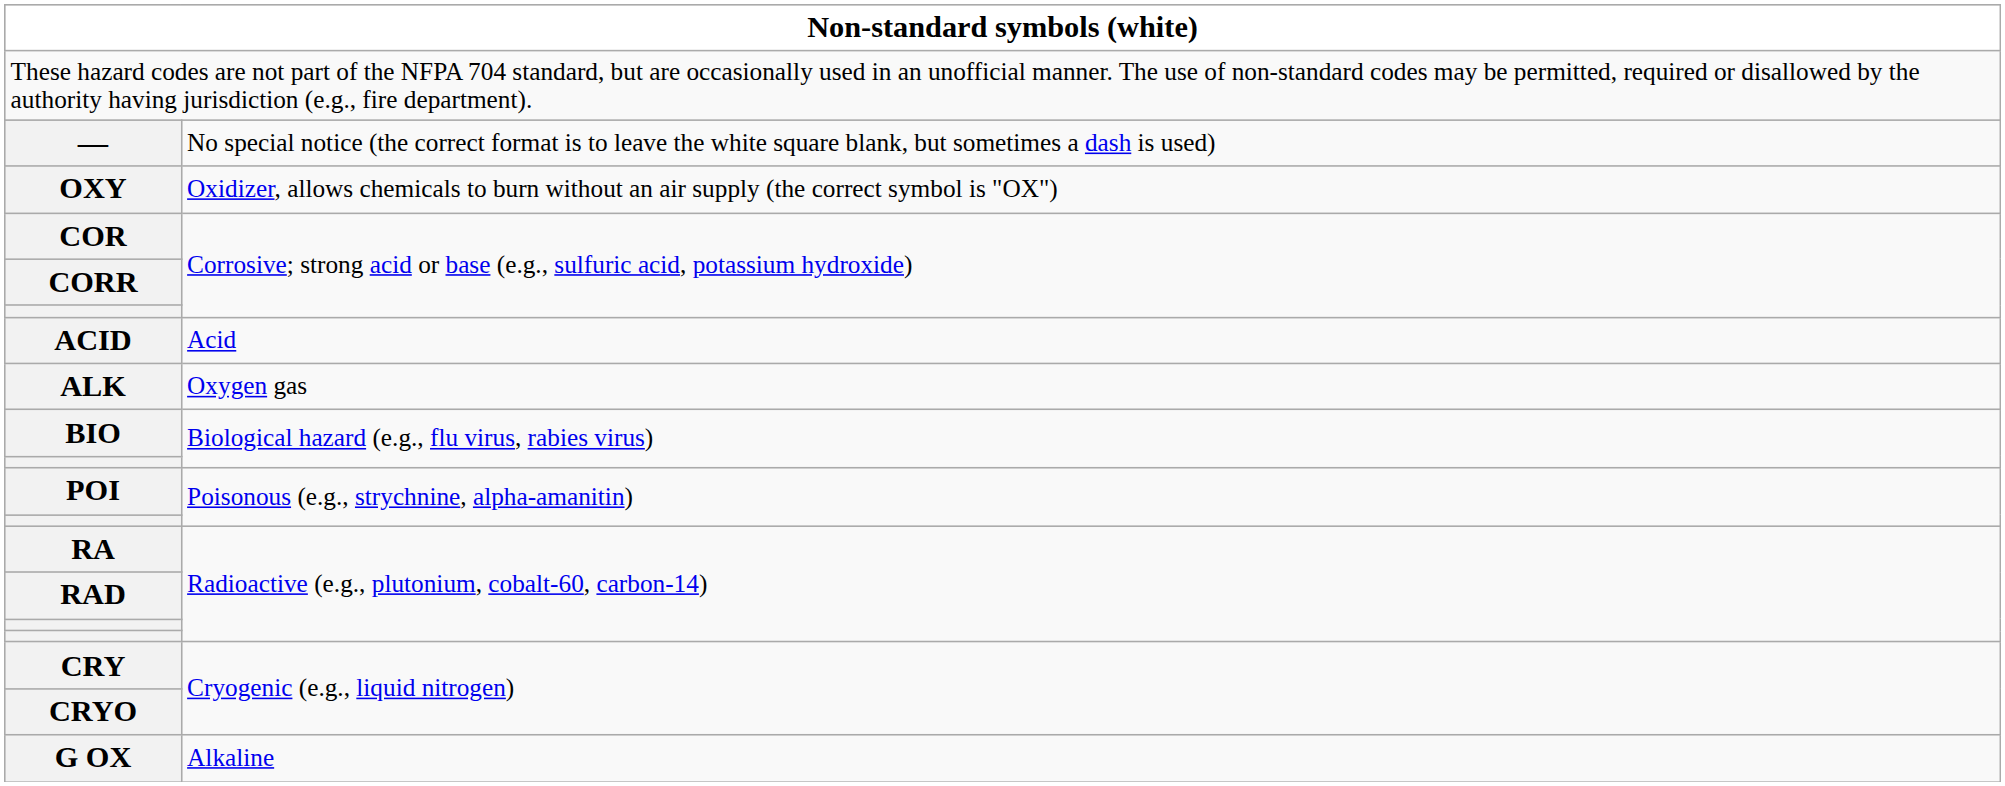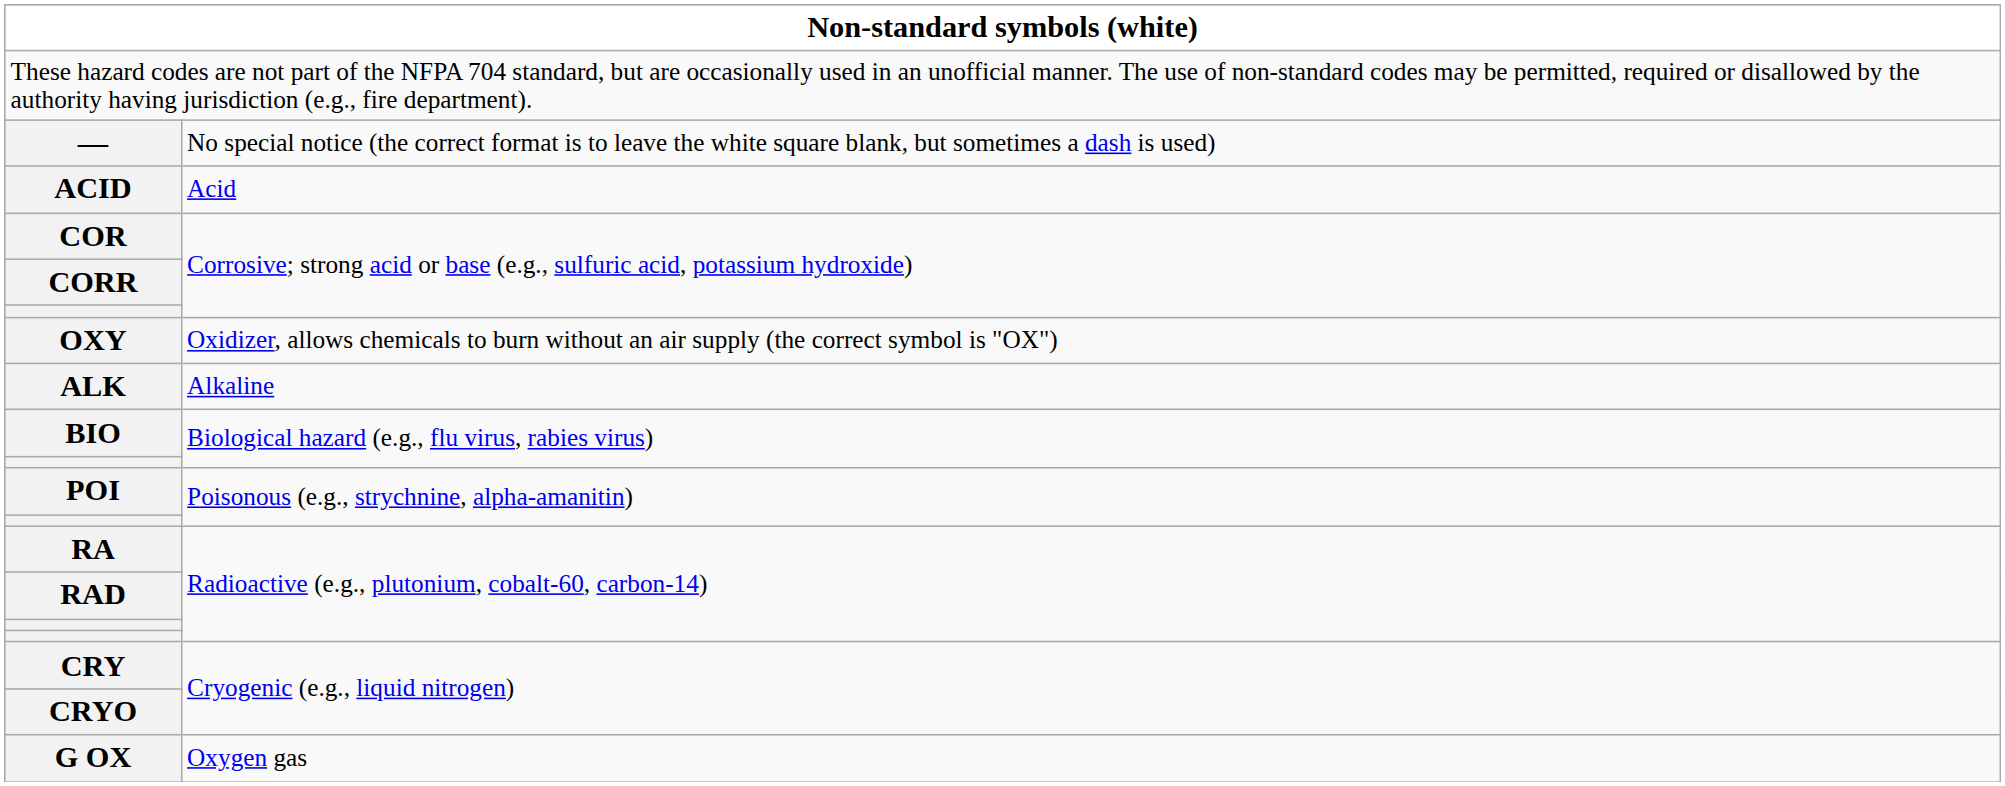rows swapped: (93, 189) <-> (93, 339)
(247, 386) Oxygen gas -> (231, 386) Alkaline
(231, 757) Alkaline -> (247, 757) Oxygen gas
